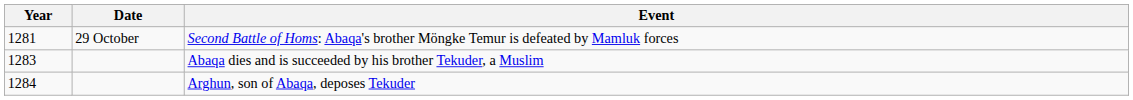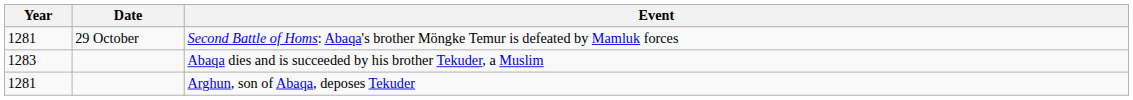(22, 83) 1284 -> (22, 83) 1281
